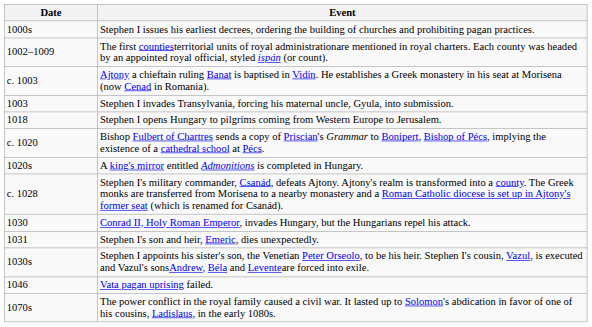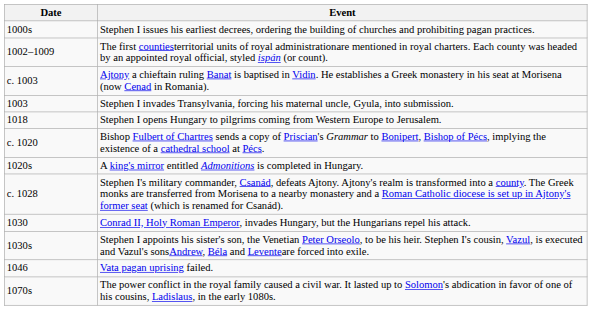- row: (209, 239)
